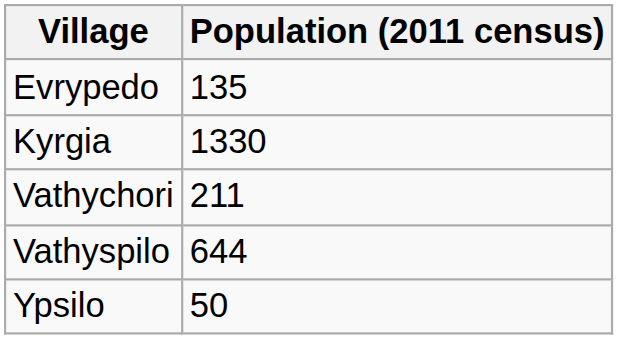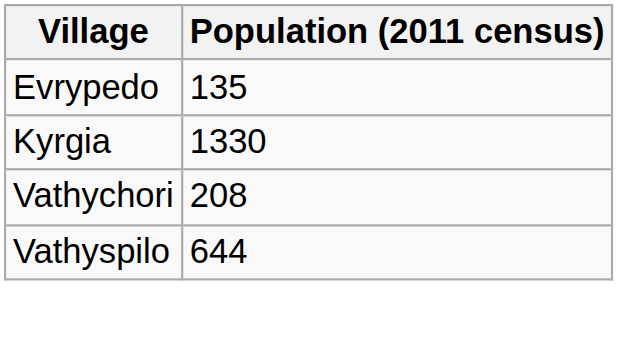(217, 196) 211 -> (219, 196) 208
- row: (59, 305)
